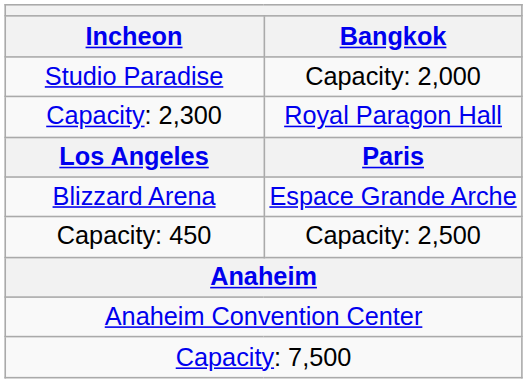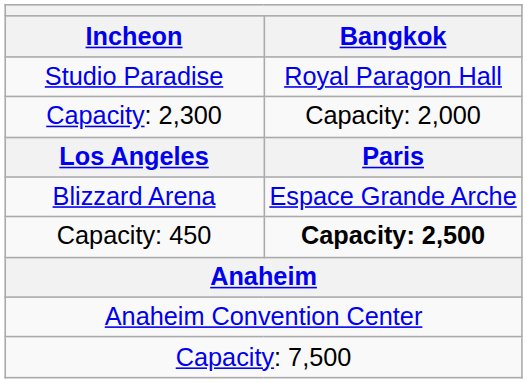(393, 76) Capacity: 2,000 -> (393, 76) Royal Paragon Hall
(393, 116) Royal Paragon Hall -> (393, 116) Capacity: 2,000
(393, 236) normal -> (393, 236) bold
